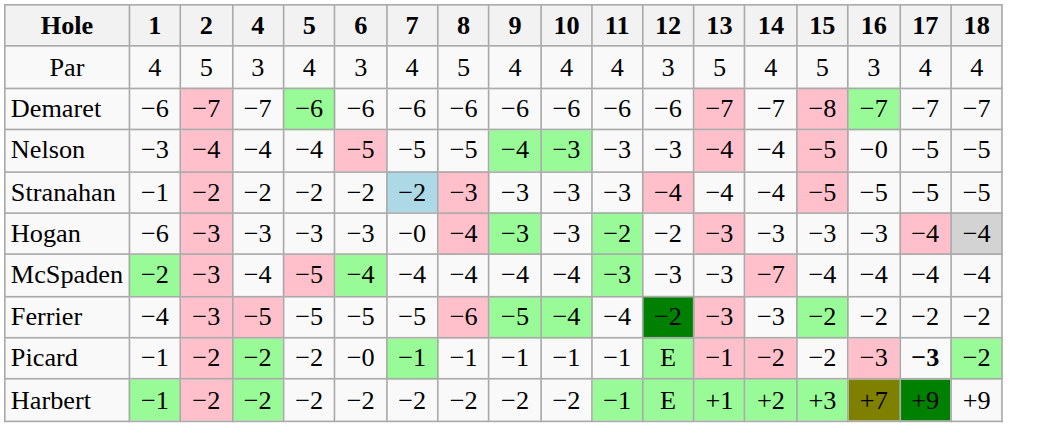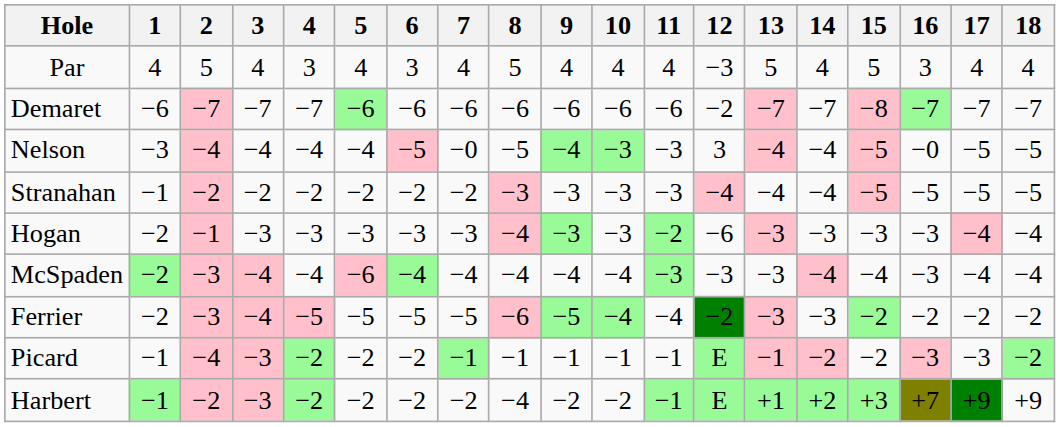+ column: (258, 25)
(668, 66) 3 -> (719, 66) −3
(668, 108) −6 -> (719, 108) −2
(412, 150) −5 -> (464, 150) −0
(668, 150) −3 -> (719, 150) 3
(412, 191) lightblue background -> (464, 191) no background
(155, 233) −6 -> (155, 233) −2
(206, 233) −3 -> (206, 233) −1
(412, 233) −0 -> (464, 233) −3
(668, 233) −2 -> (719, 233) −6
(977, 233) lightgrey background -> (1028, 233) no background
(309, 274) −5 -> (361, 274) −6
(771, 274) −7 -> (822, 274) −4
(874, 274) −4 -> (925, 274) −3
(155, 316) −4 -> (155, 316) −2
(206, 358) −2 -> (206, 358) −4
(361, 358) −0 -> (412, 358) −2
(925, 358) bold -> (977, 358) normal
(464, 399) −2 -> (515, 399) −4
